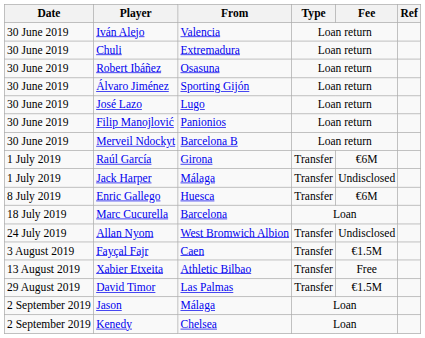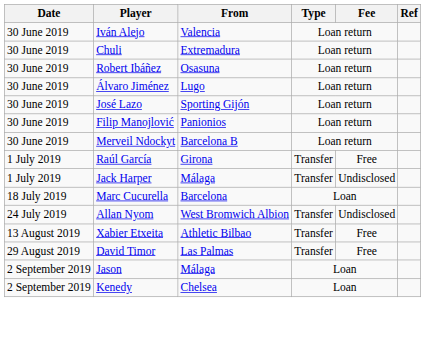(215, 86) Sporting Gijón -> (193, 86) Lugo
(193, 104) Lugo -> (215, 104) Sporting Gijón
(367, 159) €6M -> (367, 159) Free
- row: (128, 196)
- row: (122, 251)
(367, 287) €1.5M -> (367, 251) Free
